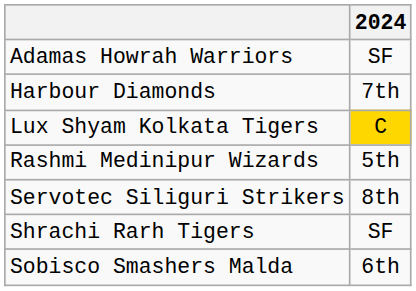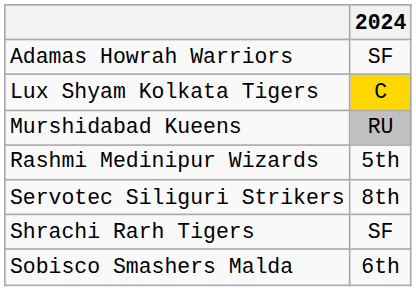- row: (113, 92)
+ row: (126, 127)
